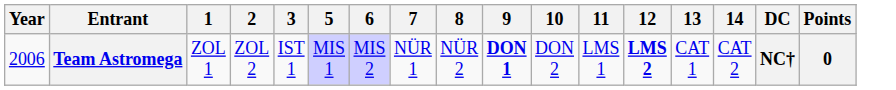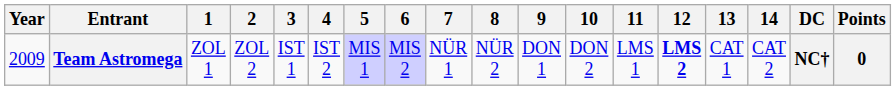+ column: (327, 18)
(27, 59) 2006 -> (27, 59) 2009
(507, 59) bold -> (542, 59) normal
